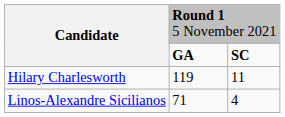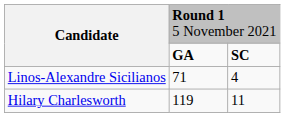rows swapped: (67, 77) <-> (87, 100)
